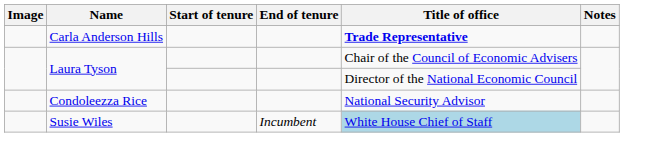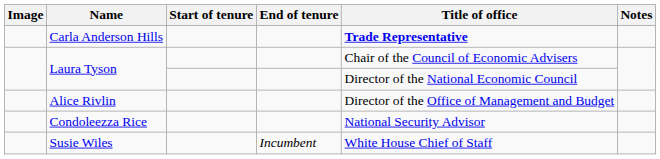+ row: (83, 100)
(418, 121) lightblue background -> (418, 143) no background
